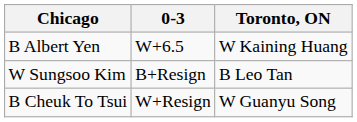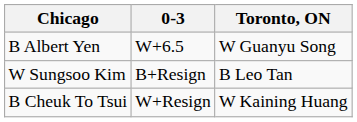(283, 46) W Kaining Huang -> (277, 46) W Guanyu Song
(277, 102) W Guanyu Song -> (283, 102) W Kaining Huang
